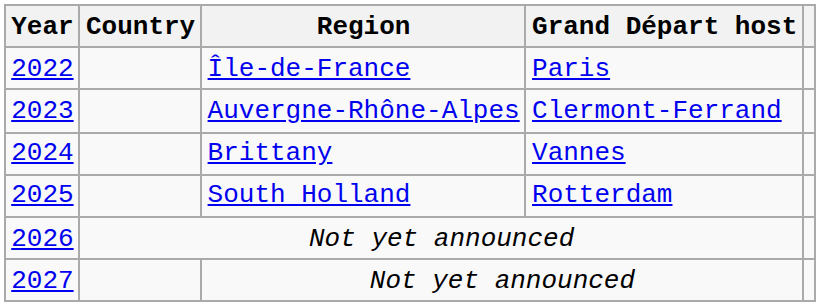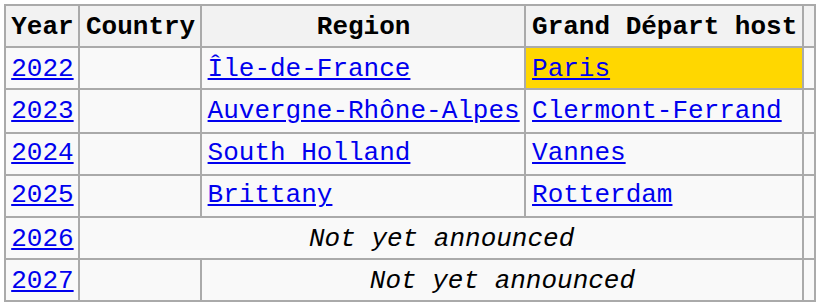(571, 69) no background -> (571, 69) gold background
(270, 153) Brittany -> (309, 153) South Holland
(309, 196) South Holland -> (270, 196) Brittany
